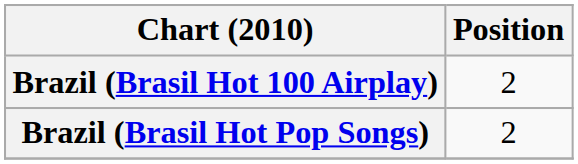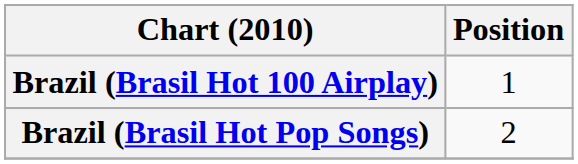(509, 81) 2 -> (509, 81) 1
